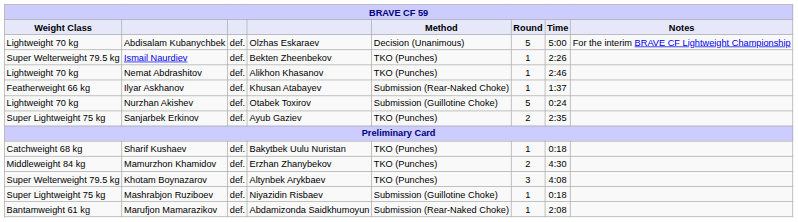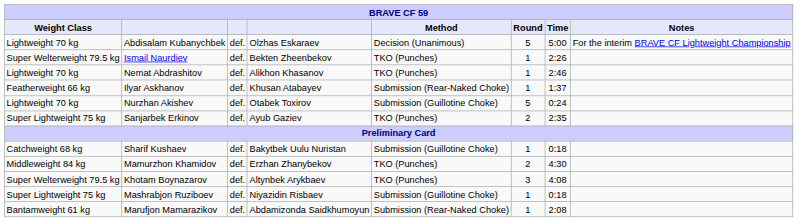(406, 148) TKO (Punches) -> (436, 148) Submission (Guillotine Choke)
